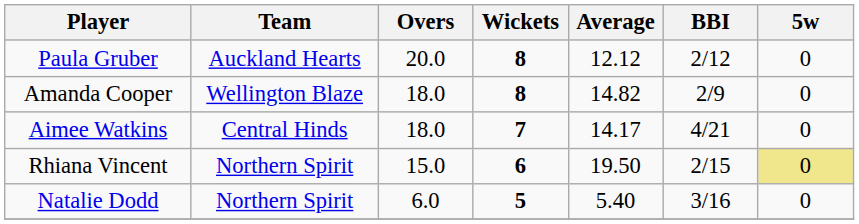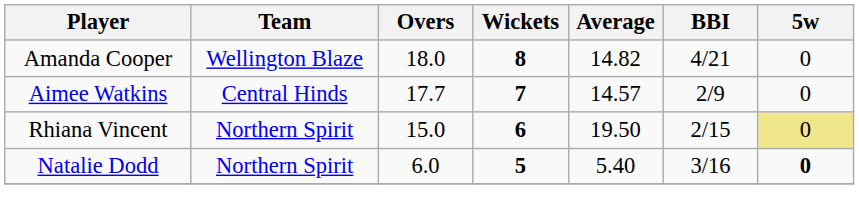- row: (98, 58)
(710, 93) 2/9 -> (710, 58) 4/21
(426, 129) 18.0 -> (426, 93) 17.7
(615, 129) 14.17 -> (615, 93) 14.57
(710, 129) 4/21 -> (710, 93) 2/9
(805, 201) normal -> (805, 165) bold
